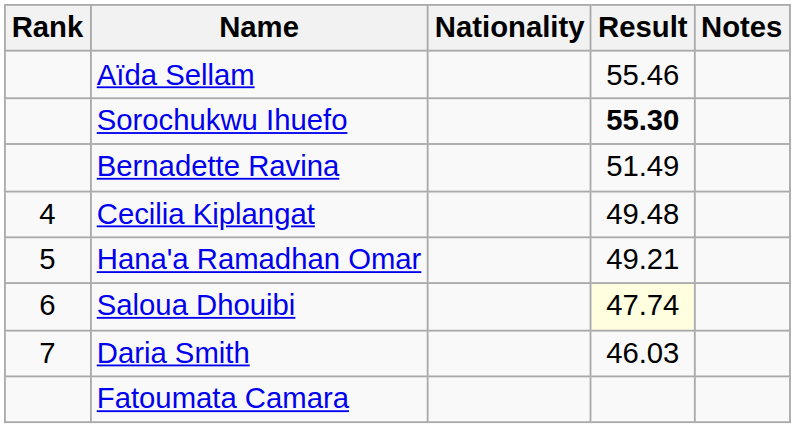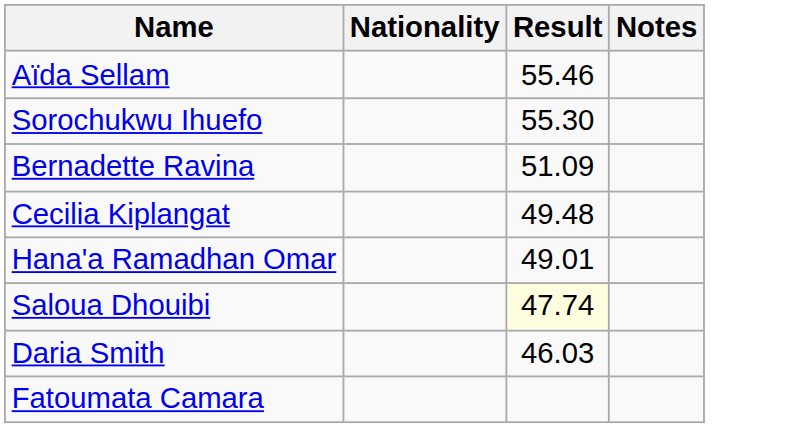- column: (47, 27)
(643, 120) bold -> (558, 120) normal
(643, 167) 51.49 -> (558, 167) 51.09
(643, 259) 49.21 -> (558, 259) 49.01
